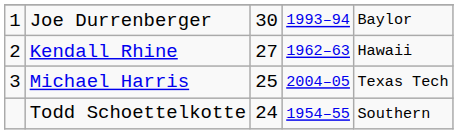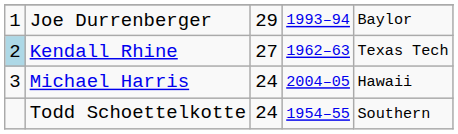(267, 20) 30 -> (267, 20) 29
(15, 51) no background -> (15, 51) lightblue background
(385, 51) Hawaii -> (403, 51) Texas Tech
(267, 82) 25 -> (267, 82) 24
(403, 82) Texas Tech -> (385, 82) Hawaii
